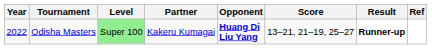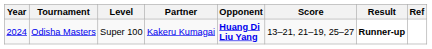(17, 32) 2022 -> (17, 32) 2024
(121, 32) lightgreen background -> (121, 32) no background
